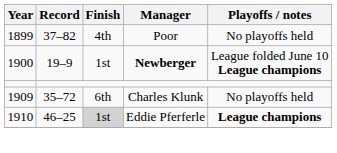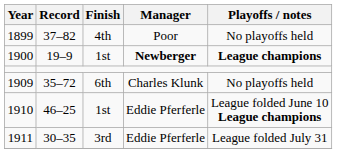(270, 63) League folded June 10 League champions -> (270, 55) League champions
(103, 117) lightgrey background -> (103, 110) no background
(270, 117) League champions -> (270, 110) League folded June 10 League champions
+ row: (20, 138)
